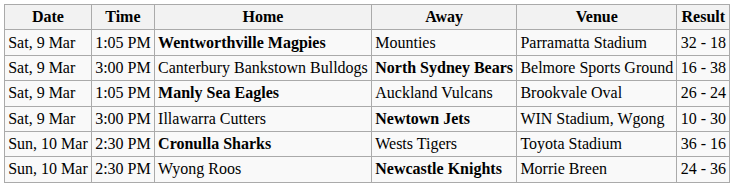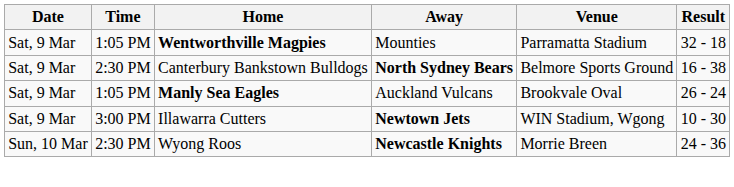(123, 67) 3:00 PM -> (123, 67) 2:30 PM
- row: (215, 144)
